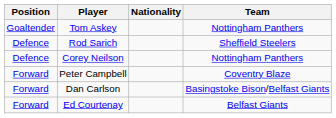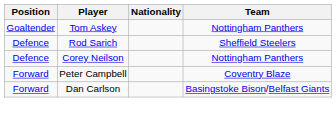- row: (93, 105)
